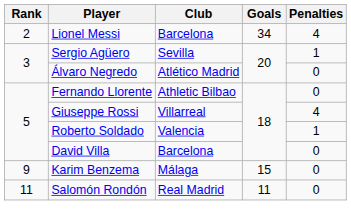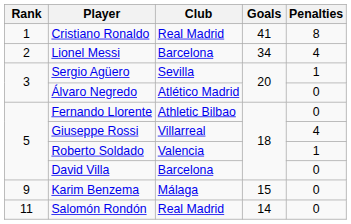+ row: (100, 33)
(264, 190) 11 -> (264, 209) 14
